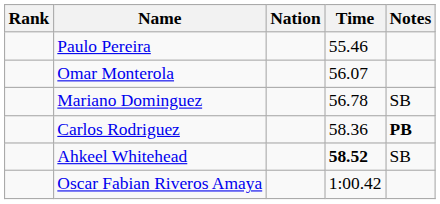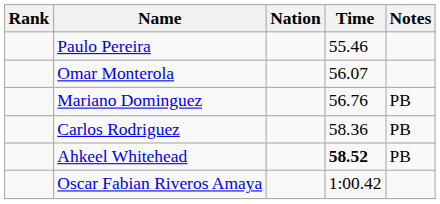(348, 101) 56.78 -> (348, 101) 56.76
(400, 101) SB -> (400, 101) PB
(401, 128) bold -> (400, 128) normal
(400, 156) SB -> (400, 156) PB
